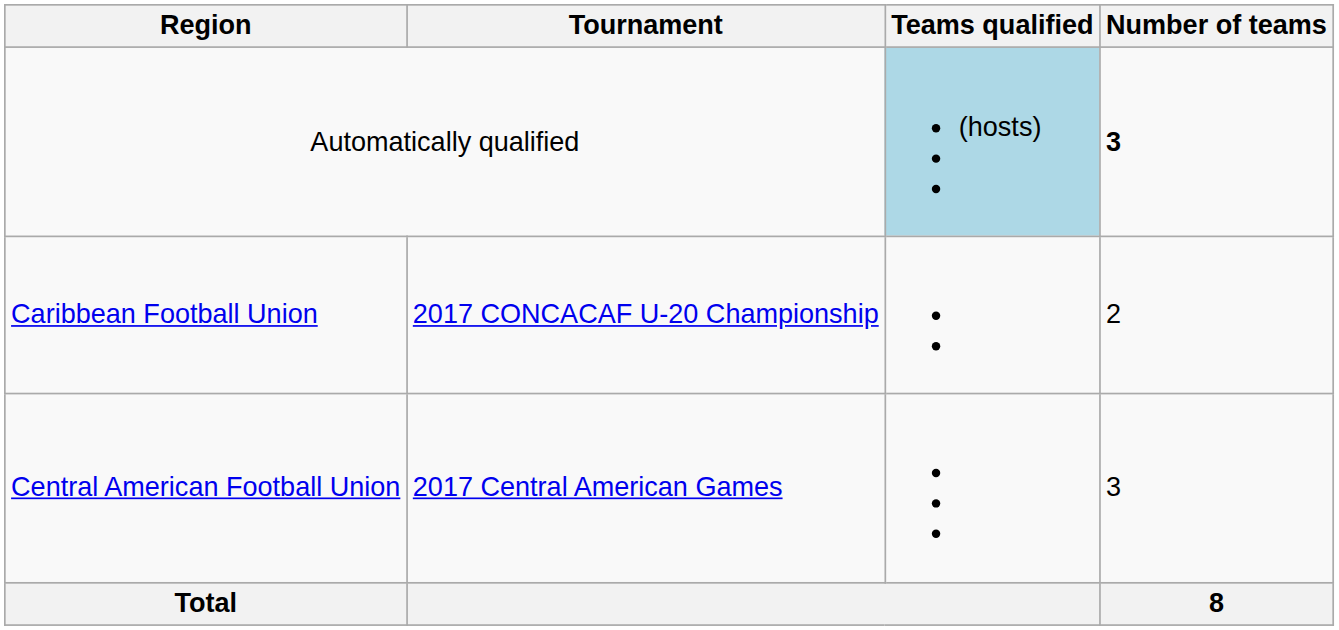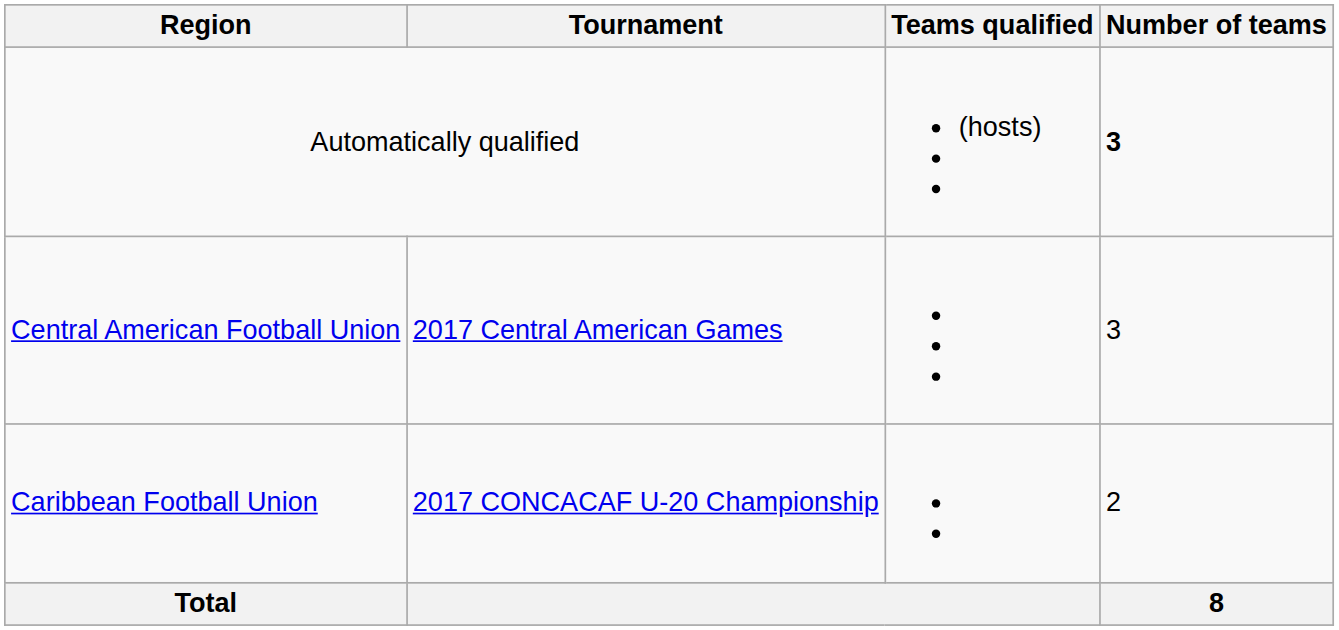(992, 157) lightblue background -> (992, 157) no background
rows swapped: (206, 487) <-> (164, 314)
